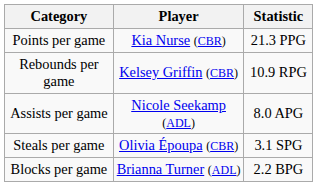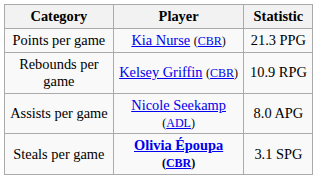(179, 145) normal -> (179, 154) bold
- row: (59, 169)
